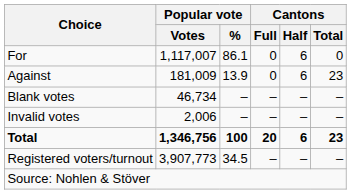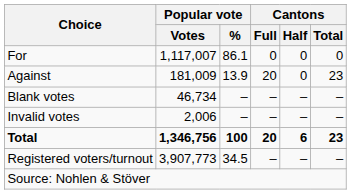(304, 55) 6 -> (304, 55) 0
(273, 76) 0 -> (270, 76) 20
(304, 76) 6 -> (304, 76) 0
